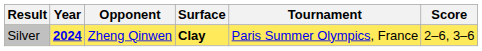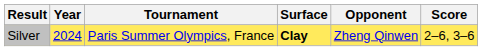columns swapped: (325, 14) <-> (130, 14)
(67, 35) bold -> (67, 35) normal
